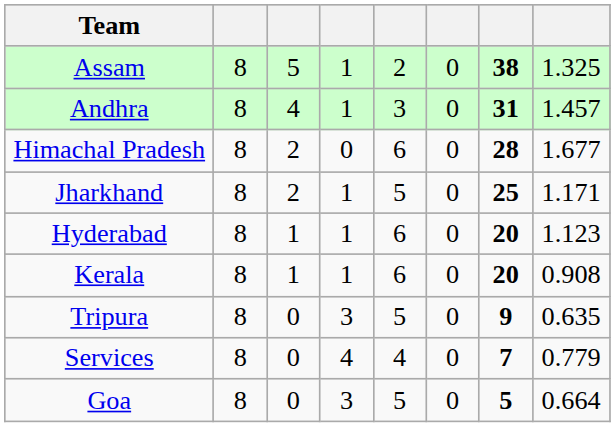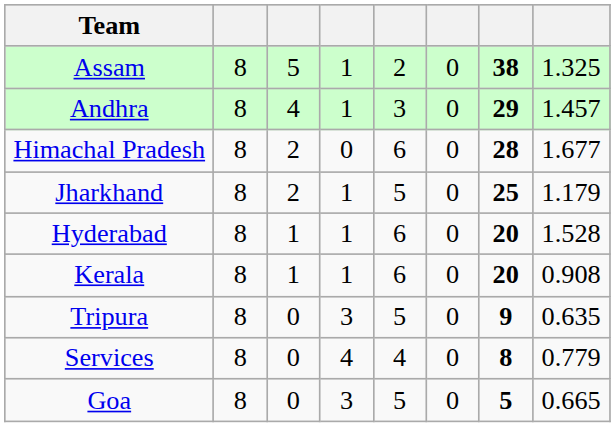(506, 108) 31 -> (506, 108) 29
(571, 191) 1.171 -> (571, 191) 1.179
(571, 233) 1.123 -> (571, 233) 1.528
(506, 358) 7 -> (506, 358) 8
(571, 399) 0.664 -> (571, 399) 0.665
